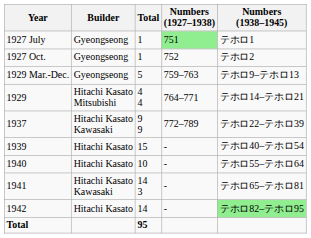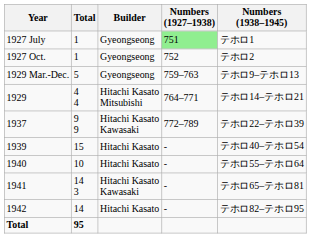columns swapped: (103, 17) <-> (148, 17)
(262, 208) lightgreen background -> (262, 208) no background
